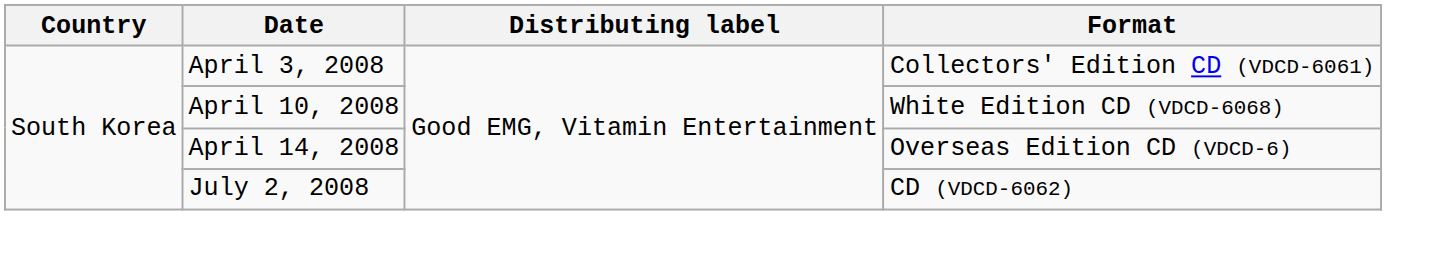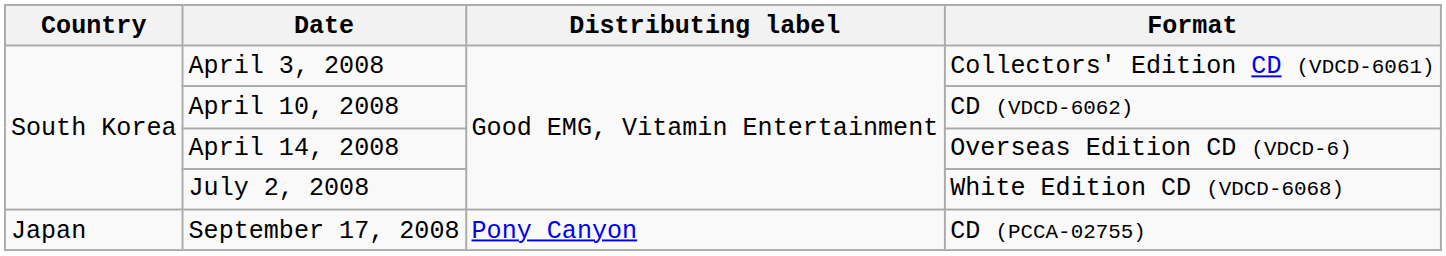(1087, 107) White Edition CD (VDCD-6068) -> (1042, 107) CD (VDCD-6062)
(982, 189) CD (VDCD-6062) -> (1147, 189) White Edition CD (VDCD-6068)
+ row: (324, 230)
